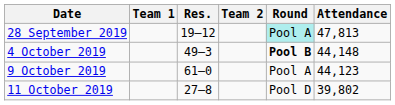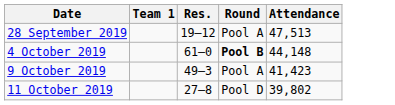- column: (242, 14)
(290, 33) paleturquoise background -> (242, 33) no background
(338, 33) 47,813 -> (290, 33) 47,513
(198, 52) 49–3 -> (198, 52) 61–0
(198, 71) 61–0 -> (198, 71) 49–3
(338, 71) 44,123 -> (290, 71) 41,423
